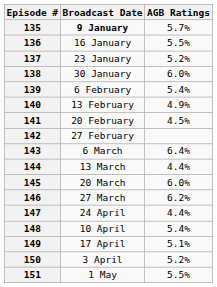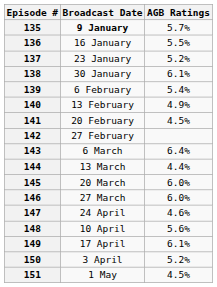(179, 74) 6.0% -> (179, 74) 6.1%
(179, 198) 6.2% -> (179, 198) 6.0%
(179, 213) 4.4% -> (179, 213) 4.6%
(179, 229) 5.4% -> (179, 229) 5.6%
(179, 244) 5.1% -> (179, 244) 6.1%
(179, 275) 5.5% -> (179, 275) 4.5%
